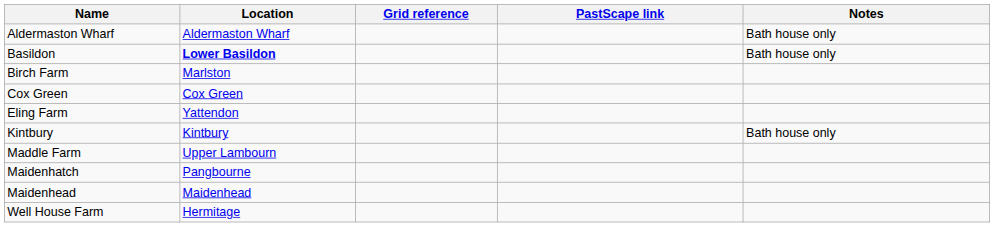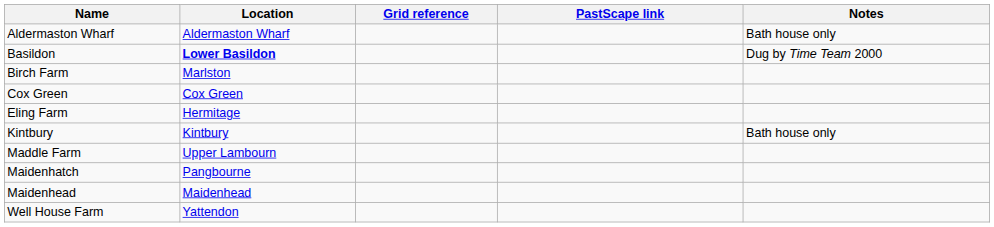(791, 53) Bath house only -> (814, 53) Dug by Time Team 2000
(211, 113) Yattendon -> (211, 113) Hermitage
(211, 212) Hermitage -> (211, 212) Yattendon
